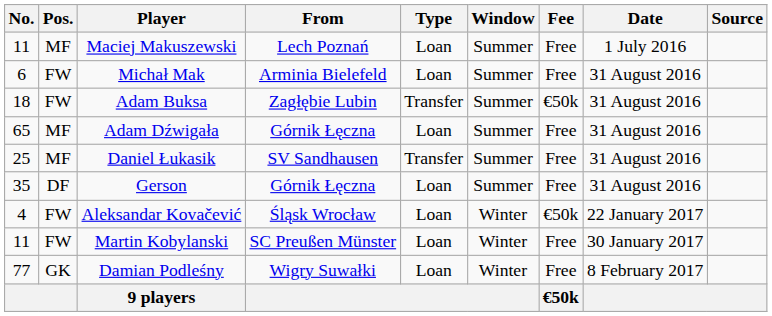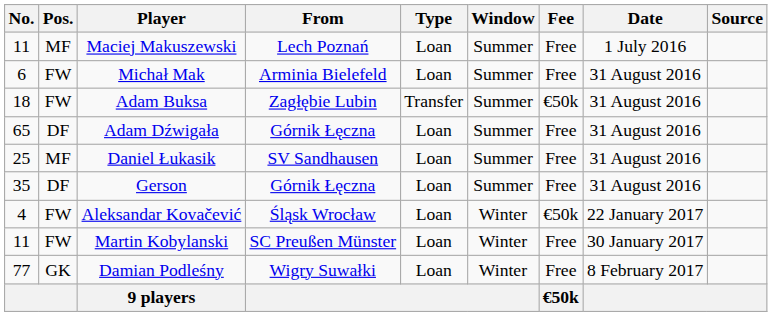(58, 130) MF -> (58, 130) DF
(434, 158) Transfer -> (434, 158) Loan
